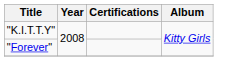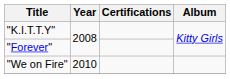+ row: (37, 64)
